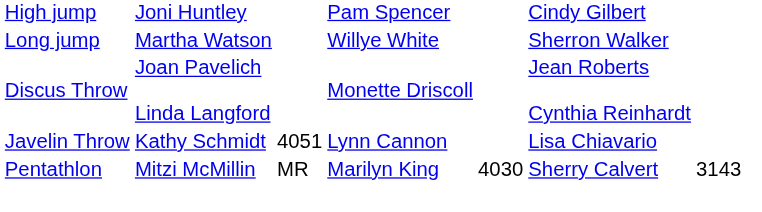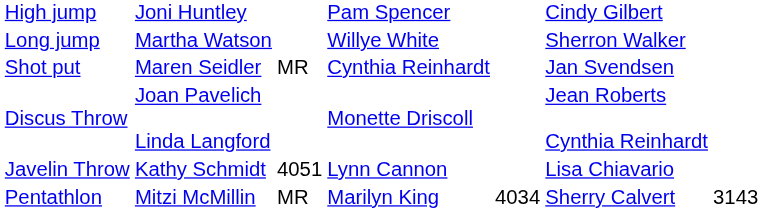+ row: (43, 67)
(501, 169) 4030 -> (518, 197) 4034
